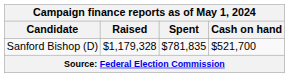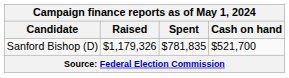(130, 47) $1,179,328 -> (130, 47) $1,179,326
